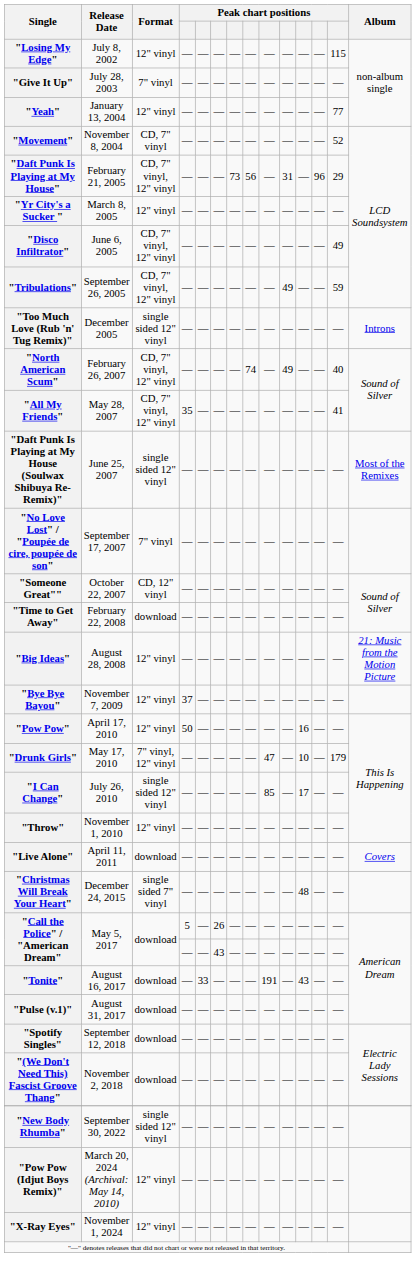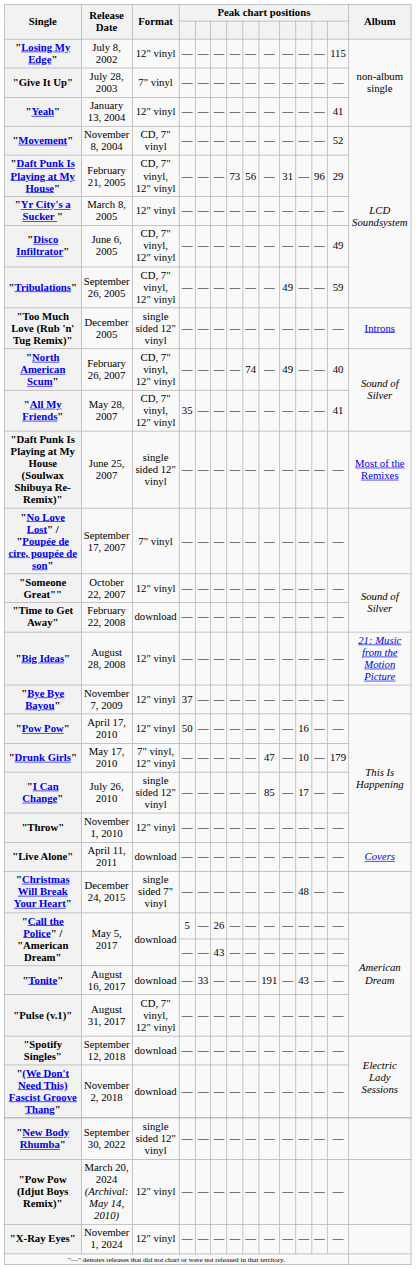(338, 111) 77 -> (338, 111) 41
(156, 588) CD, 12" vinyl -> (156, 588) 12" vinyl
(156, 1009) download -> (156, 1015) CD, 7" vinyl, 12" vinyl
